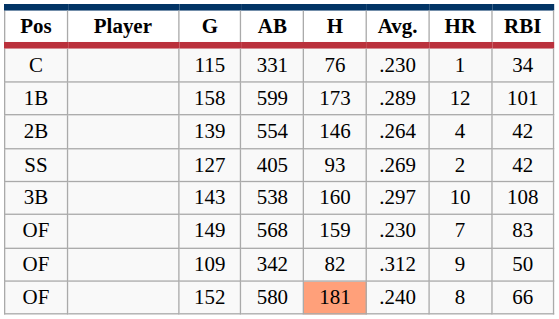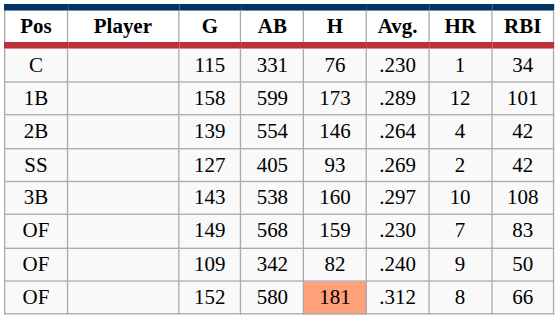(398, 264) .312 -> (398, 264) .240
(398, 297) .240 -> (398, 297) .312
